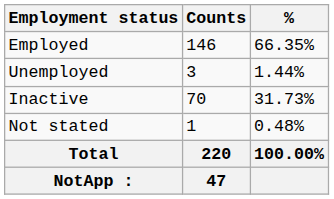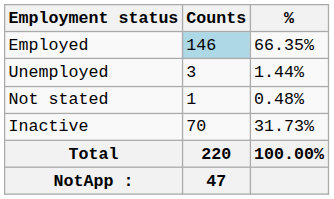(201, 45) no background -> (201, 45) lightblue background
rows swapped: (49, 100) <-> (59, 127)
